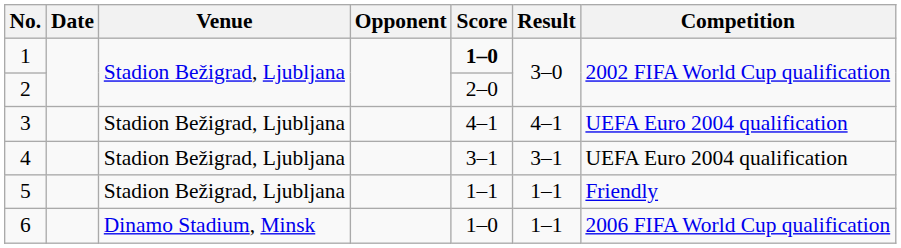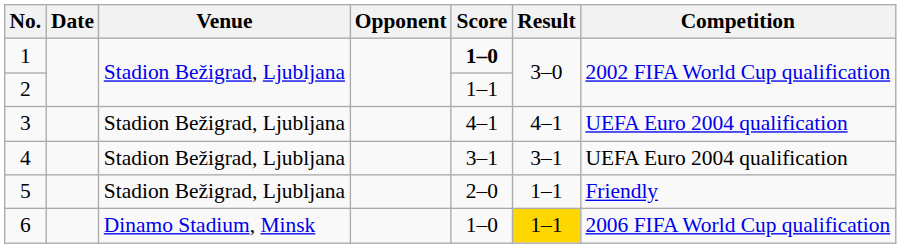(482, 89) 2–0 -> (482, 89) 1–1
(482, 191) 1–1 -> (482, 191) 2–0
(546, 225) no background -> (546, 225) gold background
